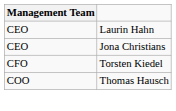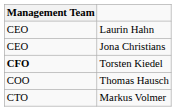(17, 64) normal -> (18, 64) bold
+ row: (133, 98)
